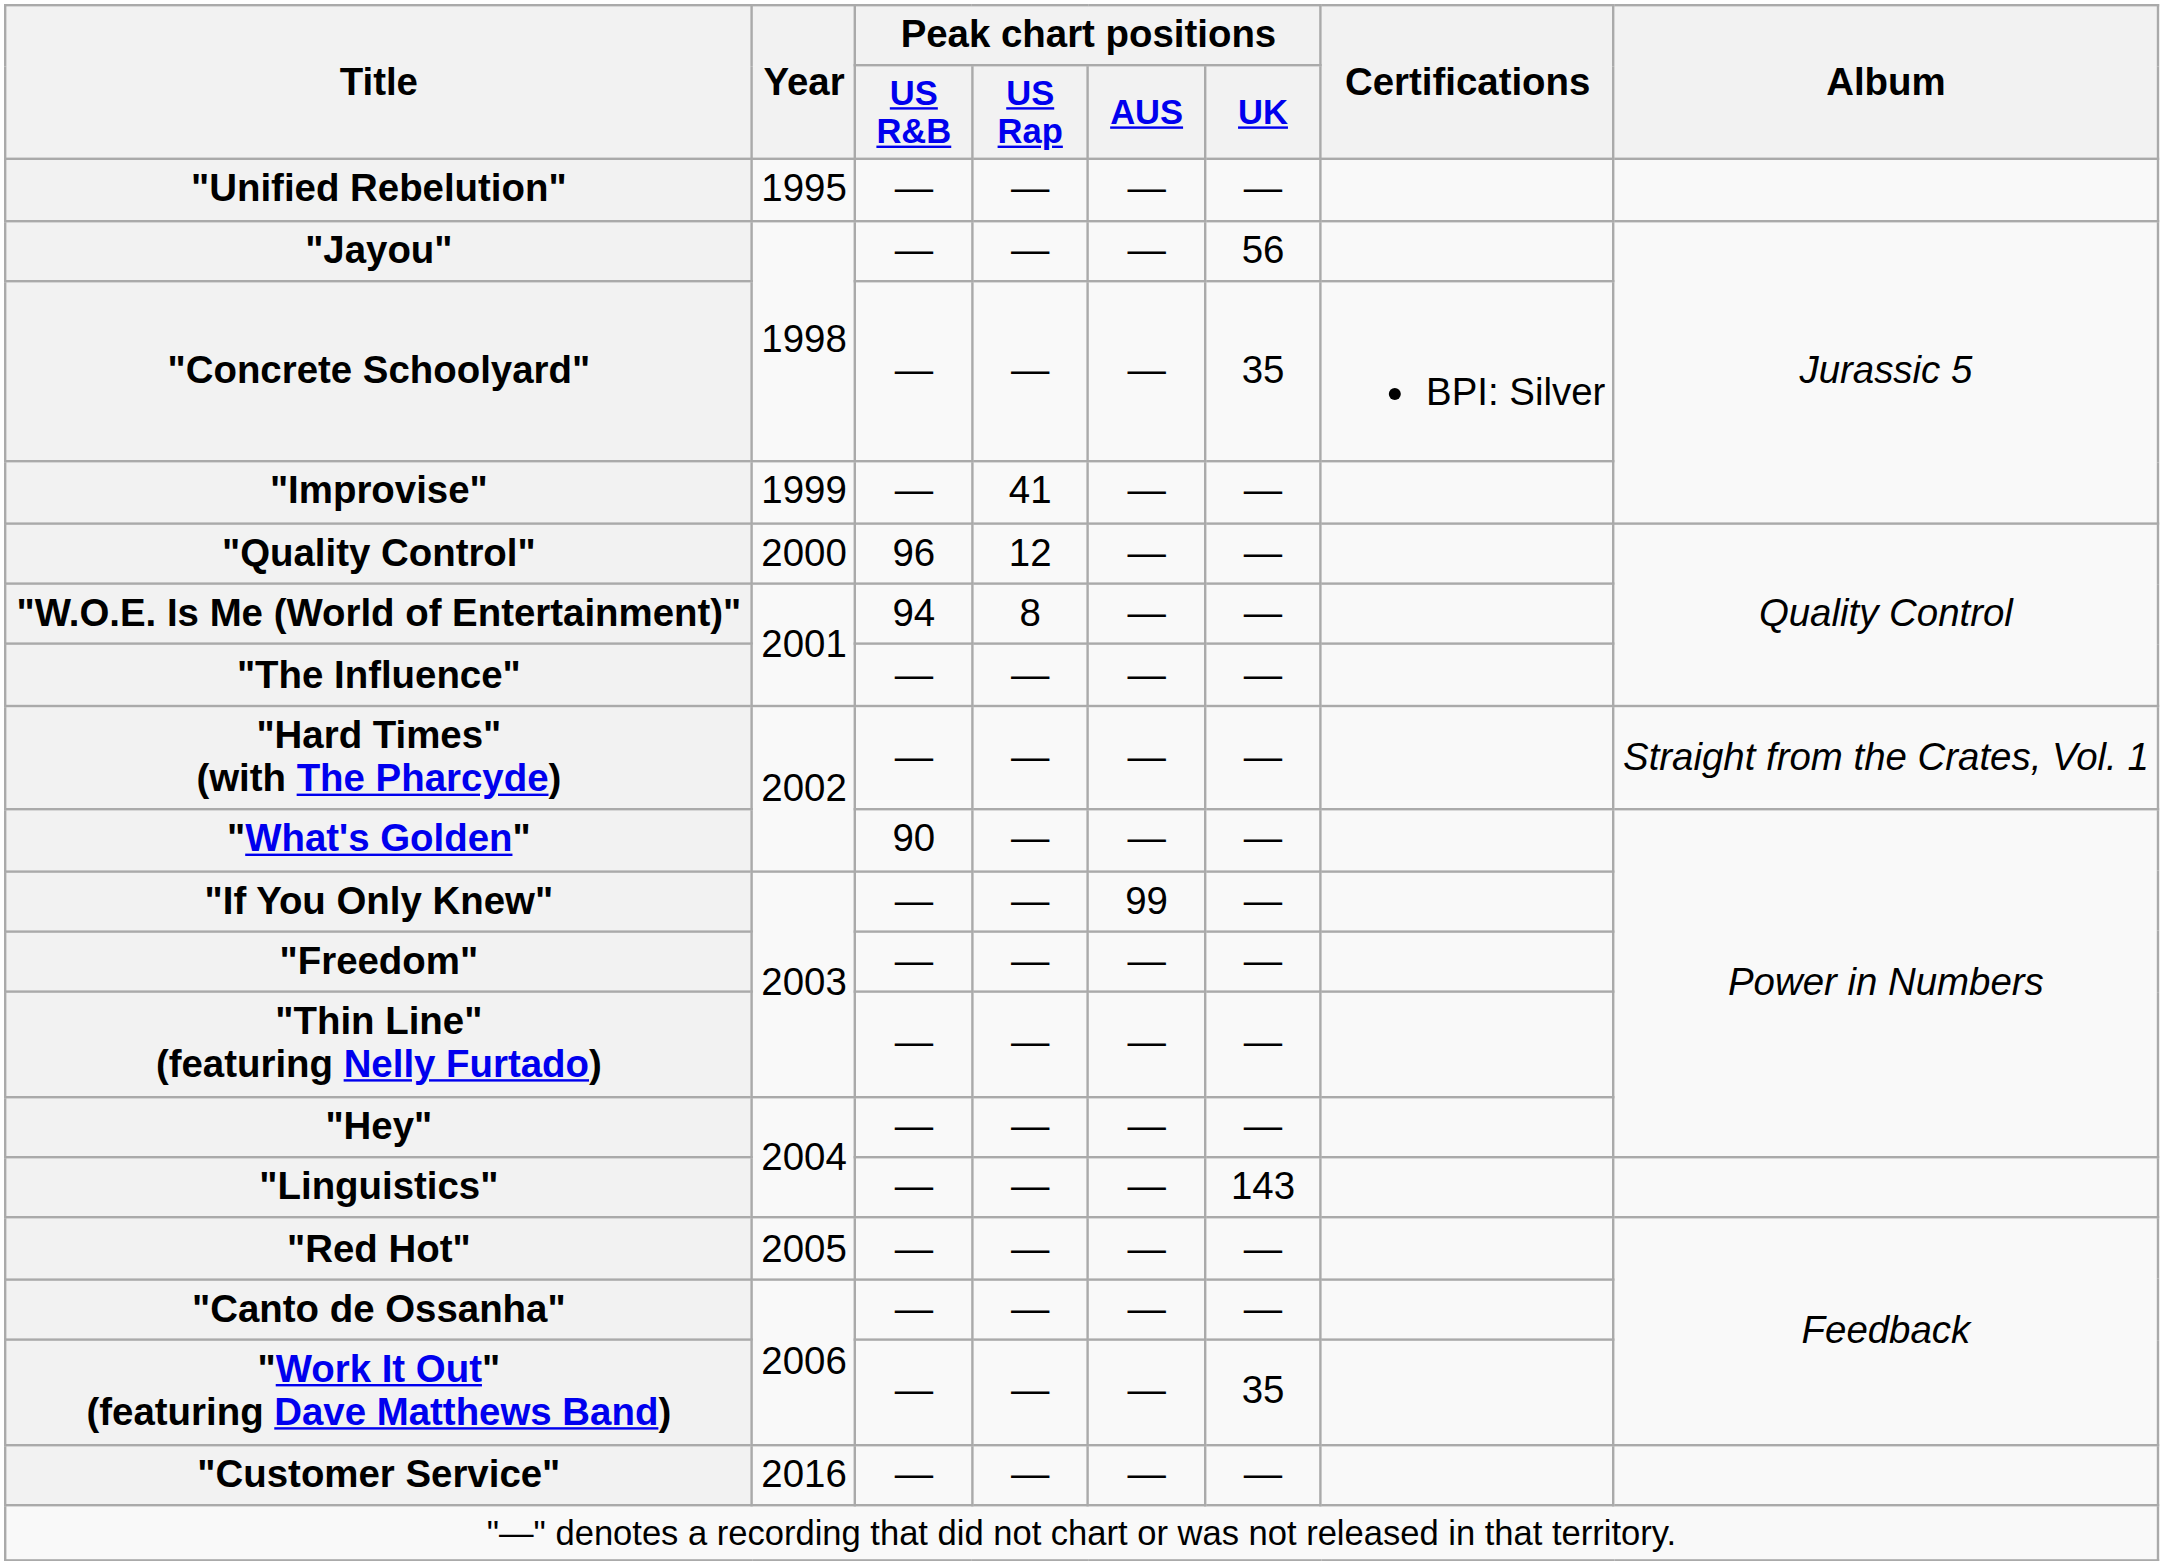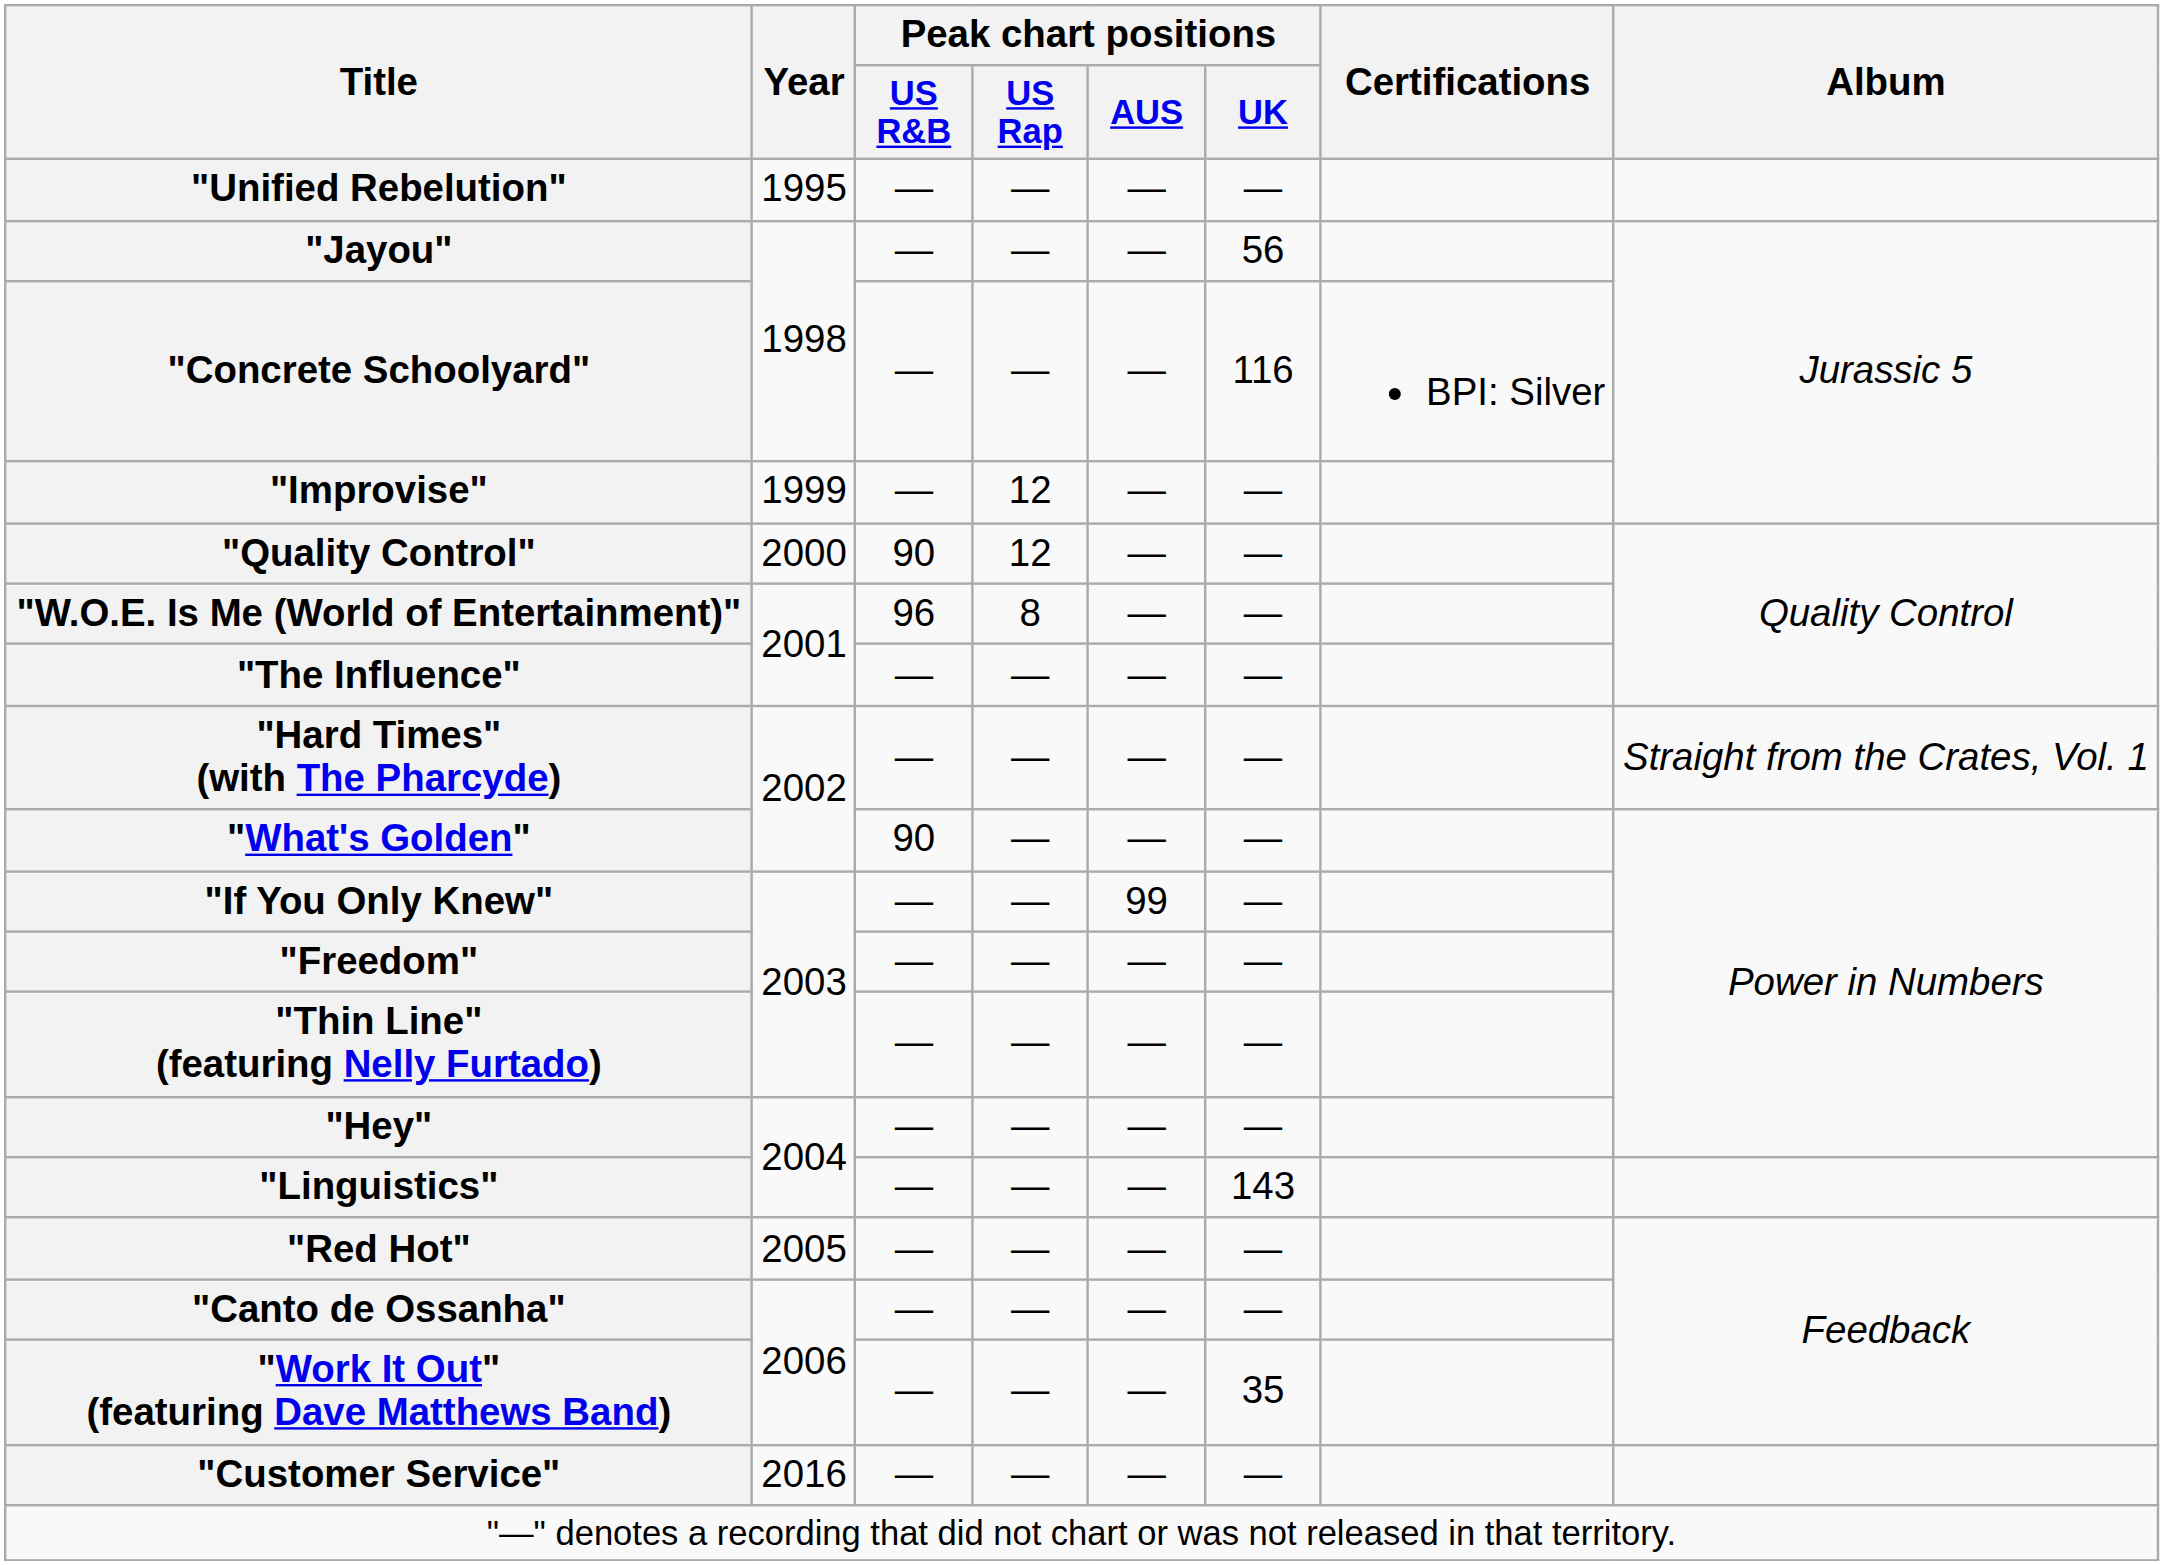(1263, 370) 35 -> (1263, 370) 116
(1030, 491) 41 -> (1030, 491) 12
(914, 552) 96 -> (914, 552) 90
(914, 613) 94 -> (914, 613) 96
